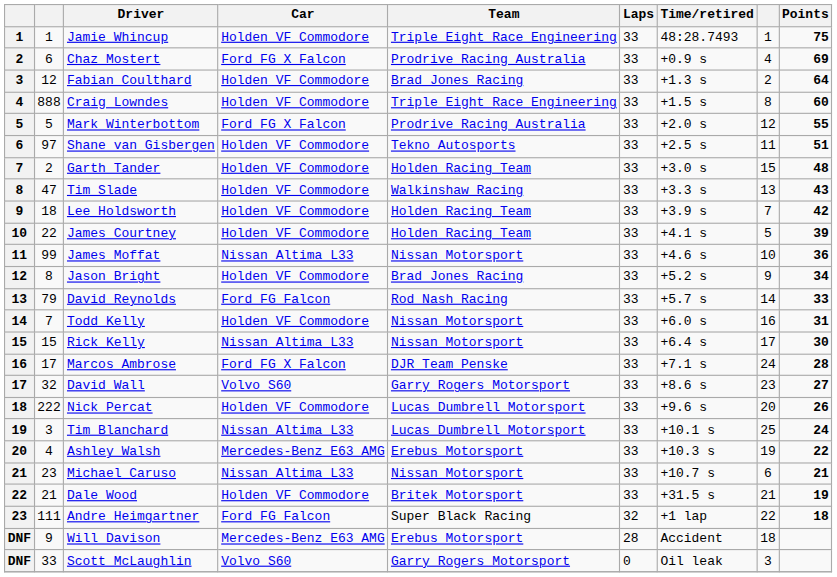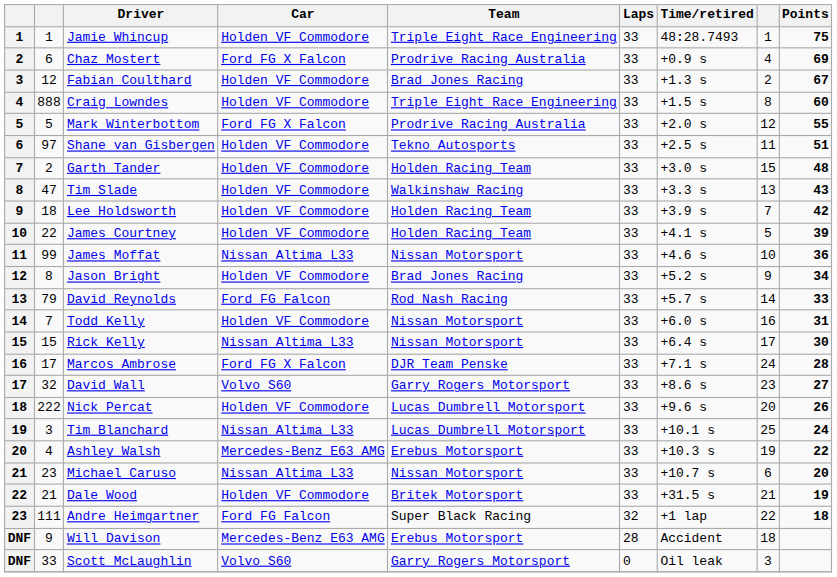(821, 81) 64 -> (821, 81) 67
(821, 473) 21 -> (821, 473) 20
